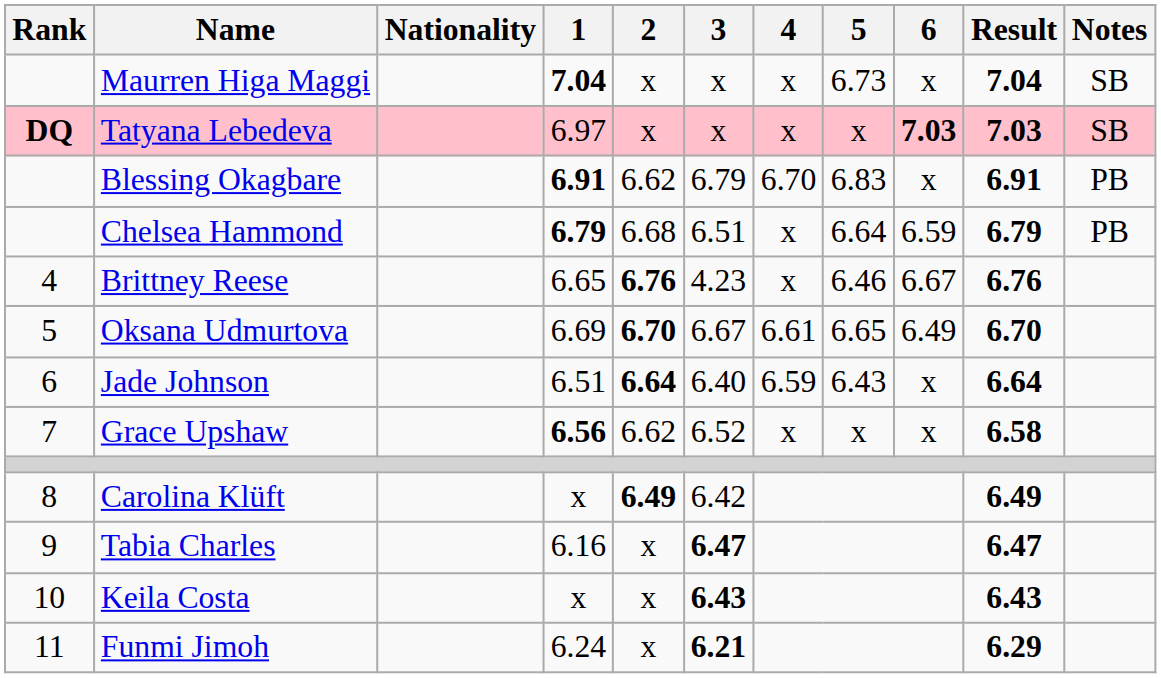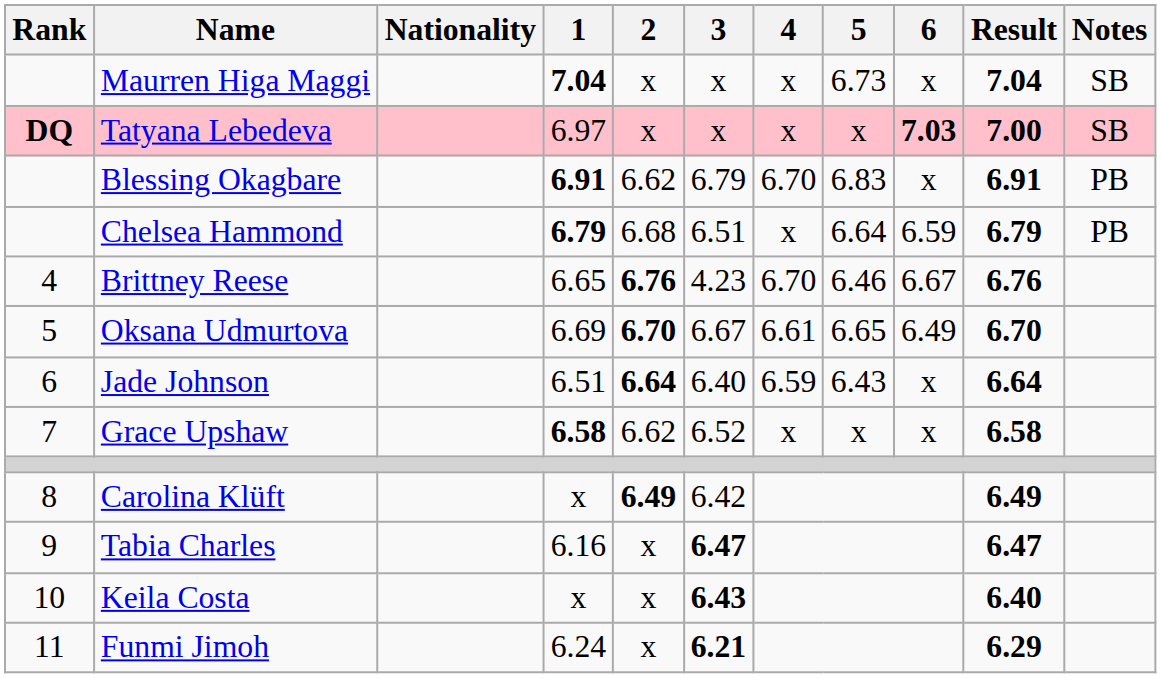(1014, 130) 7.03 -> (1014, 130) 7.00
(789, 280) x -> (789, 280) 6.70
(578, 431) 6.56 -> (578, 431) 6.58
(1014, 596) 6.43 -> (1014, 596) 6.40
